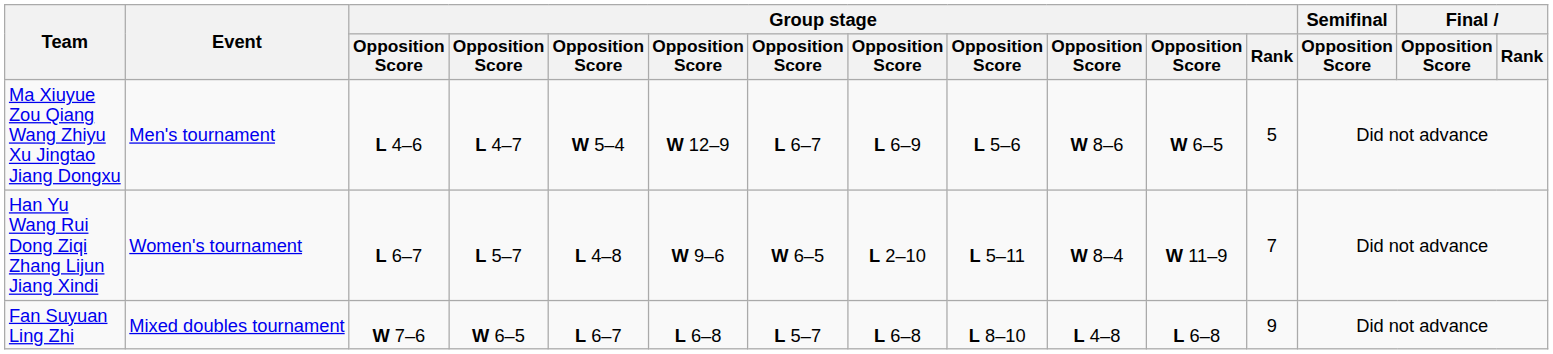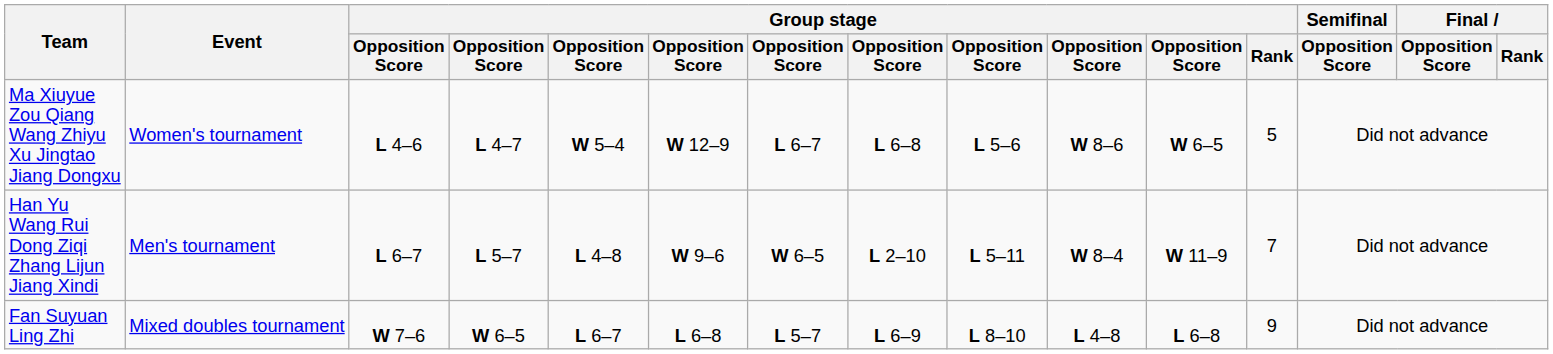(202, 135) Men's tournament -> (216, 135) Women's tournament
(897, 145) L 6–9 -> (897, 145) L 6–8
(216, 245) Women's tournament -> (202, 245) Men's tournament
(897, 335) L 6–8 -> (897, 335) L 6–9
